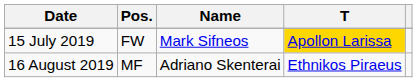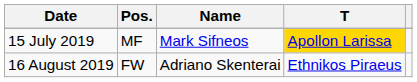(132, 40) FW -> (132, 40) MF
(132, 64) MF -> (132, 64) FW
